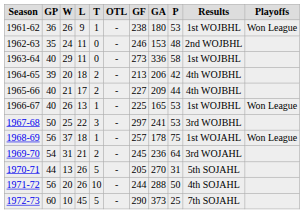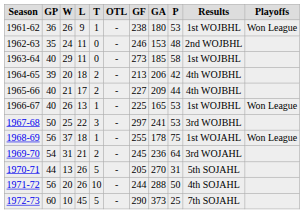(158, 59) 336 -> (158, 59) 185
(139, 138) 257 -> (139, 138) 255
